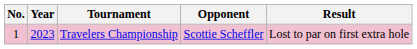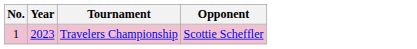- column: (339, 14)
